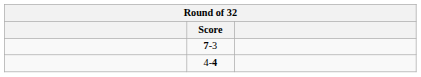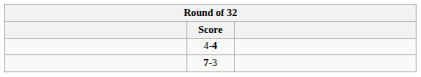rows swapped: (210, 47) <-> (210, 63)
